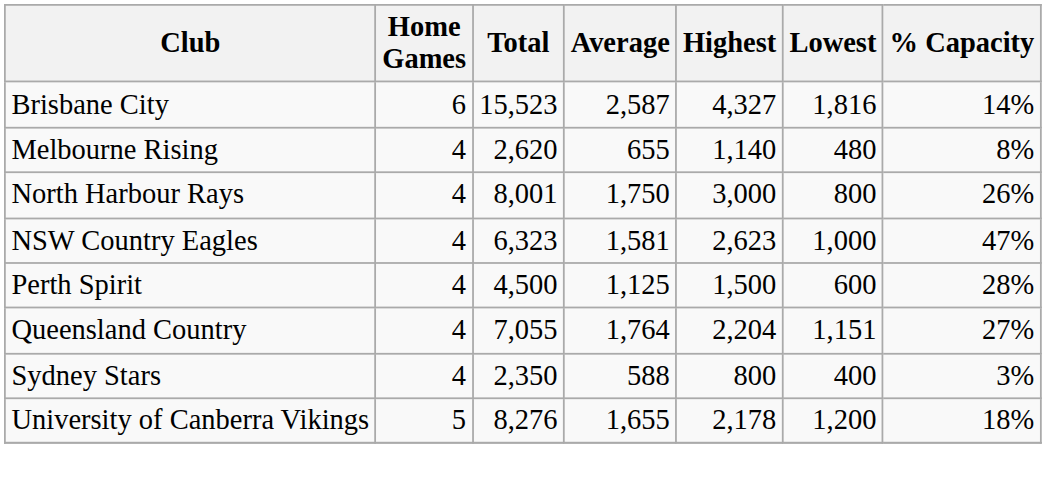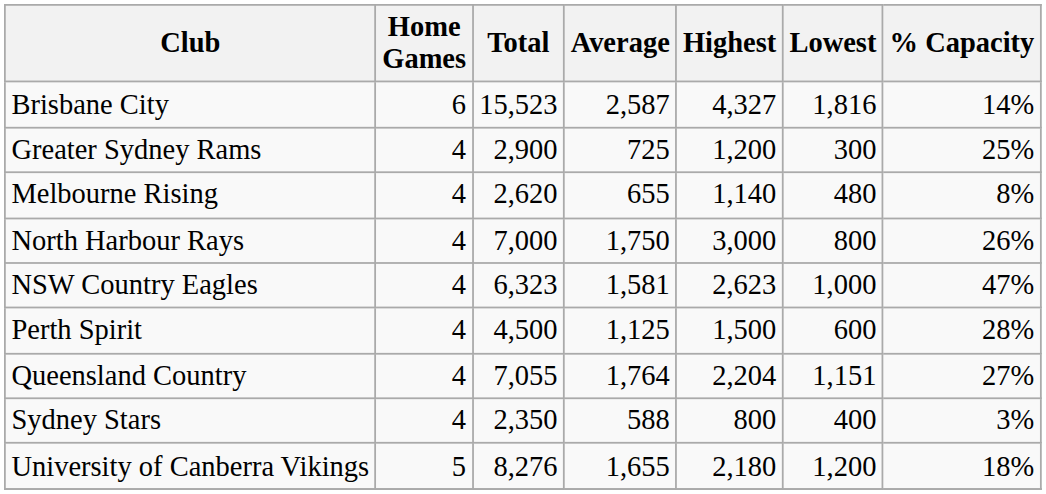+ row: (136, 149)
(526, 194) 8,001 -> (526, 239) 7,000
(744, 420) 2,178 -> (744, 465) 2,180
